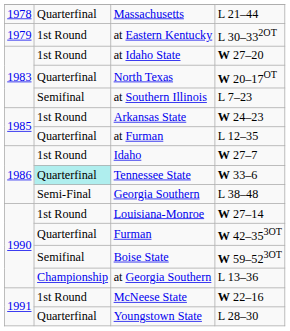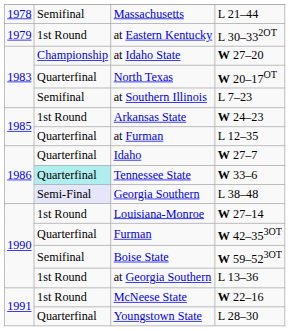(67, 14) Quarterfinal -> (61, 14) Semifinal
(62, 56) 1st Round -> (73, 56) Championship
(62, 155) 1st Round -> (67, 155) Quarterfinal
(64, 194) no background -> (64, 194) lavender background
(73, 278) Championship -> (62, 278) 1st Round
